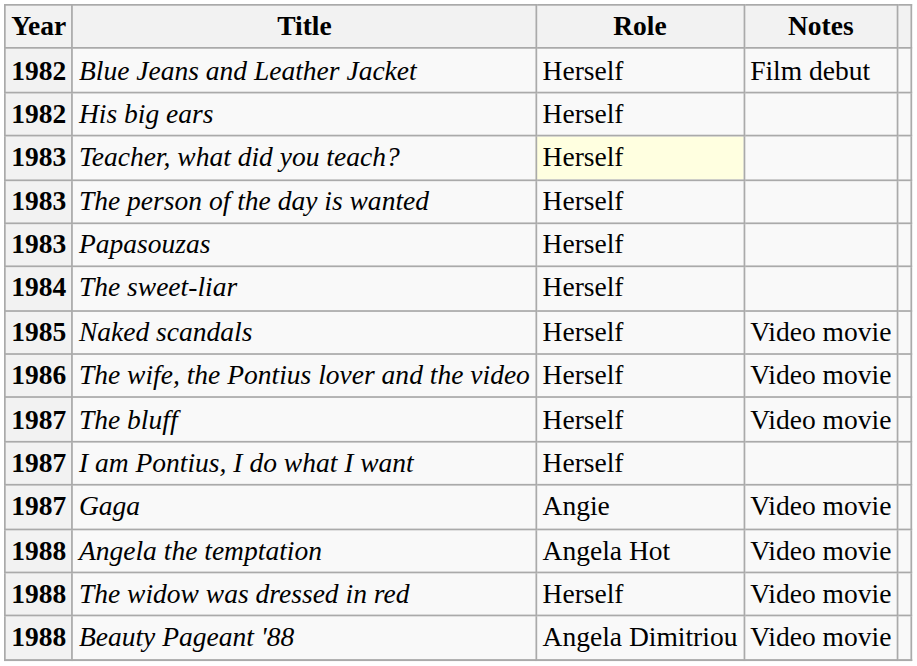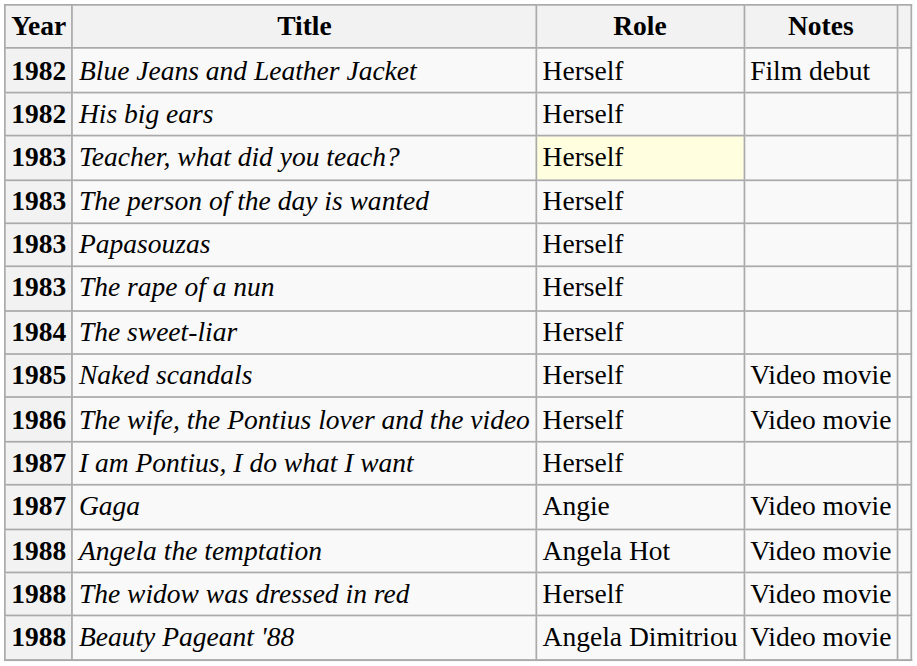+ row: (177, 288)
- row: (128, 419)
